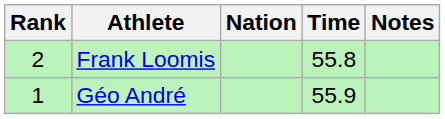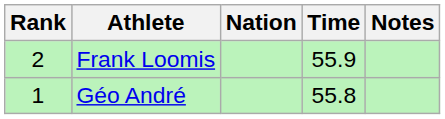(334, 58) 55.8 -> (334, 58) 55.9
(334, 95) 55.9 -> (334, 95) 55.8
